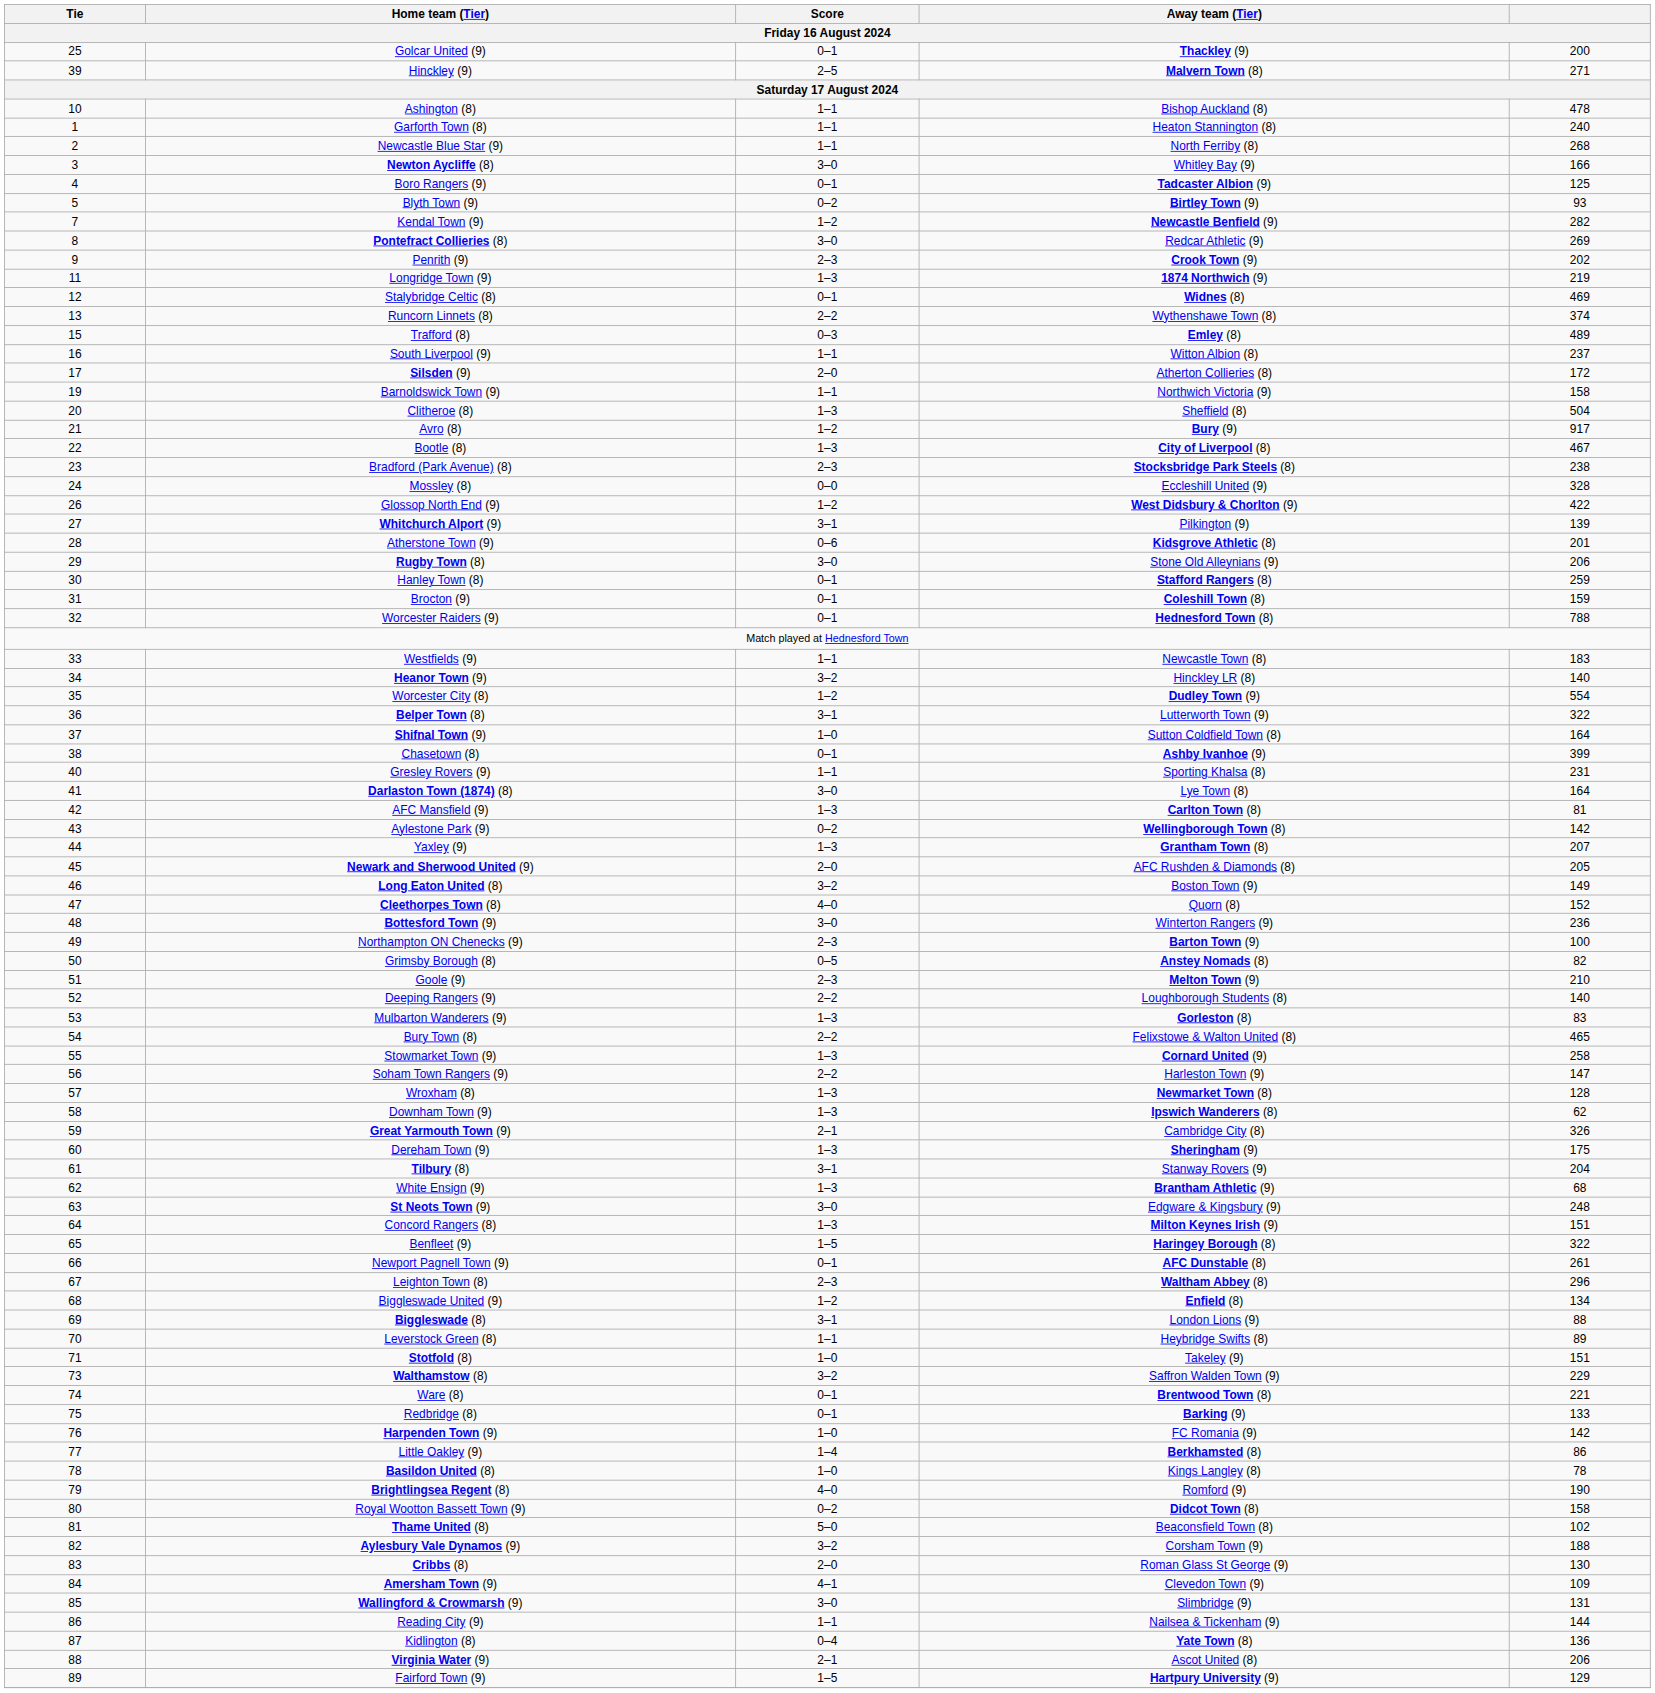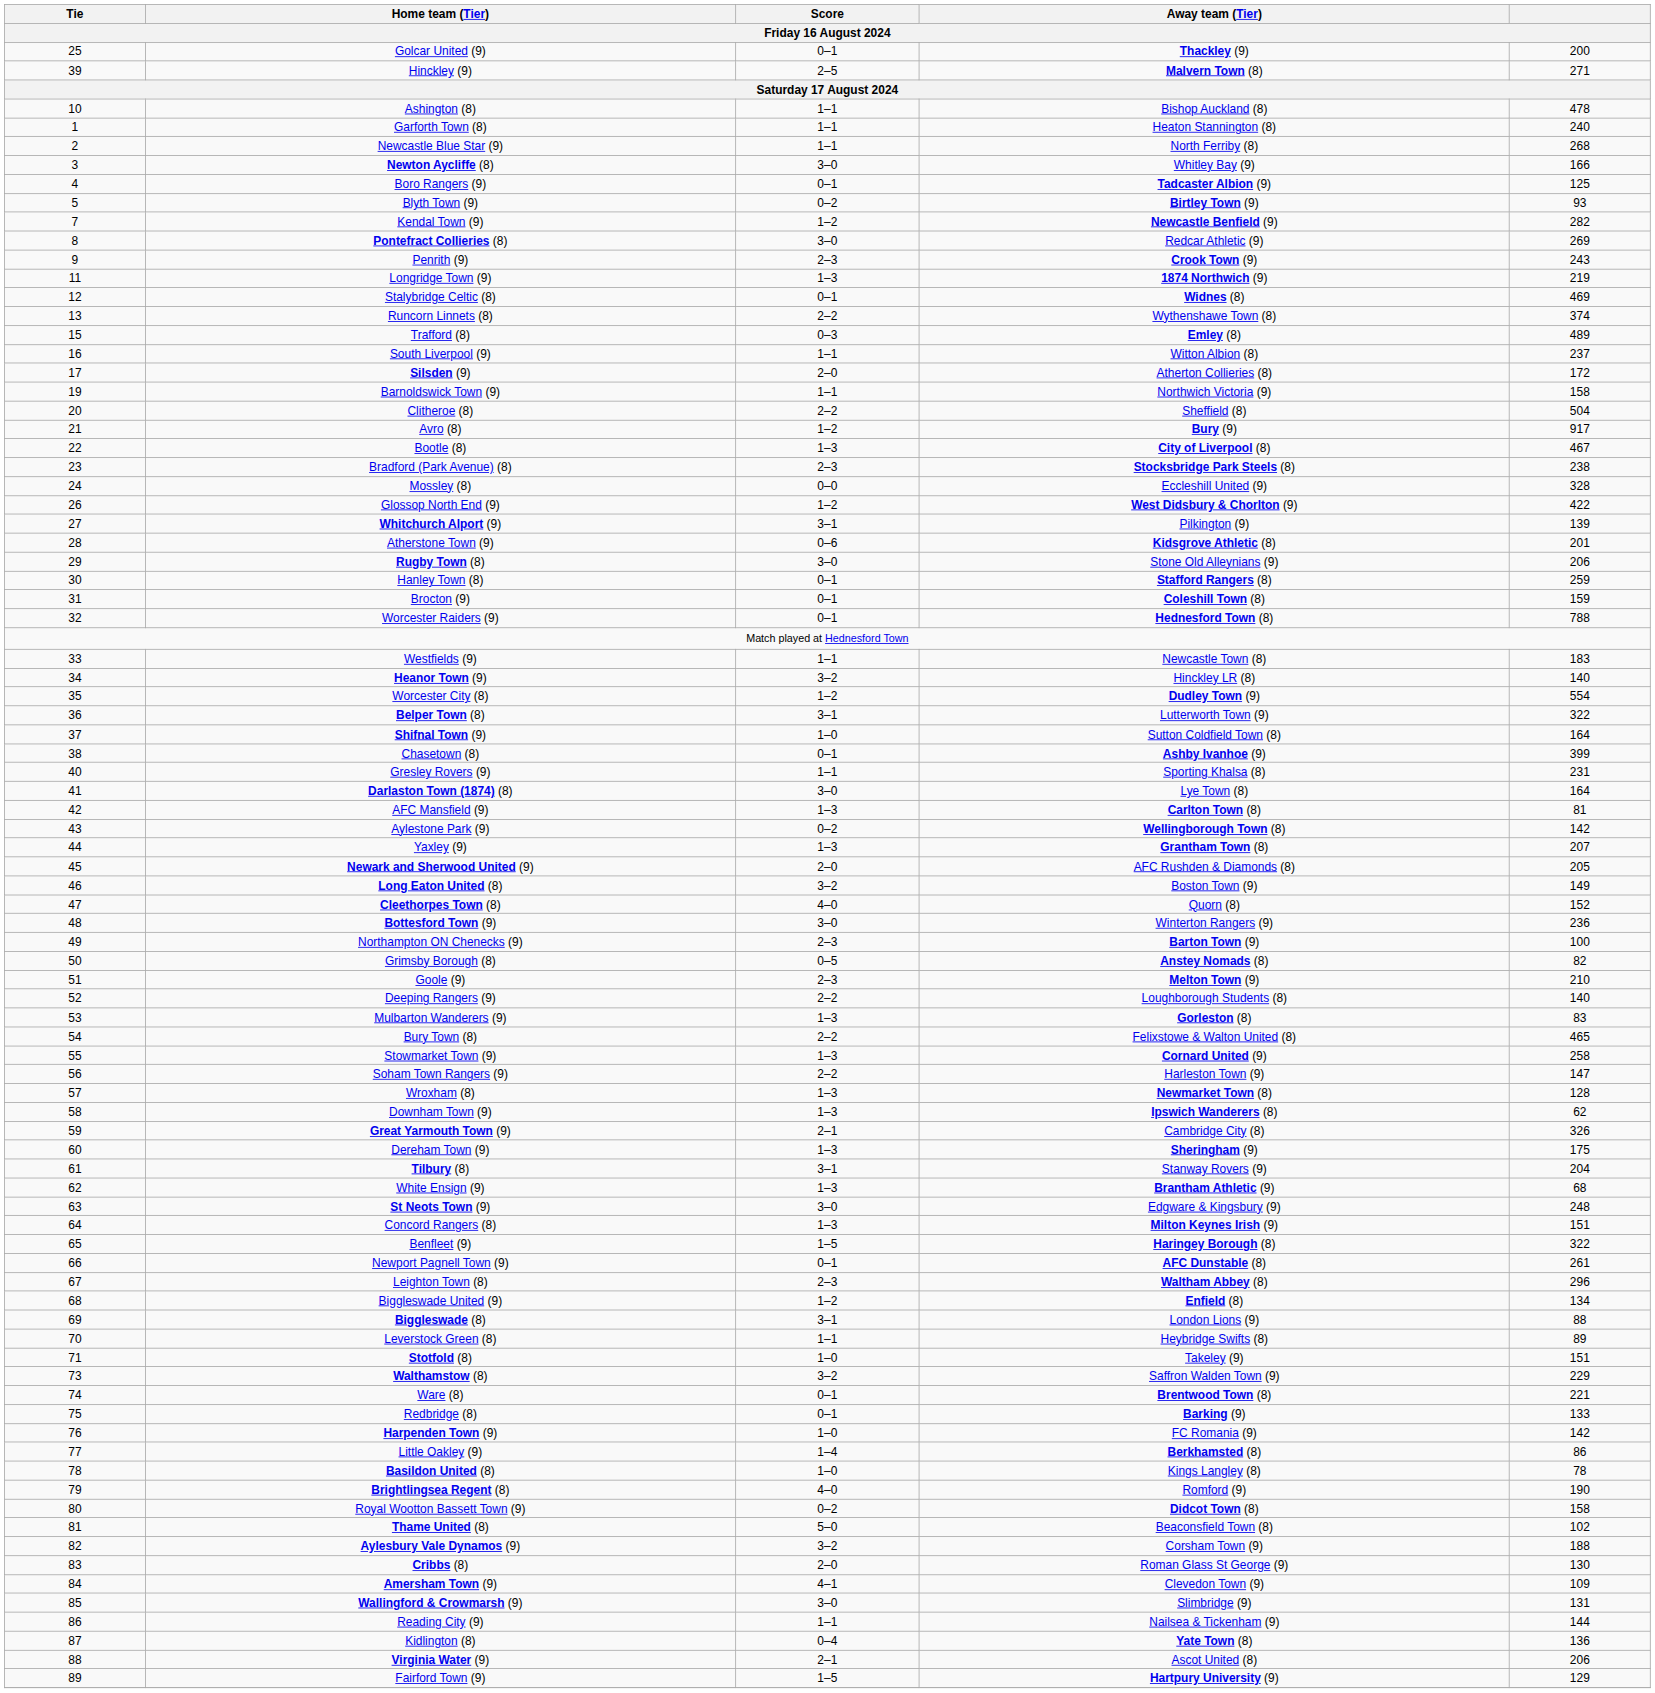(1580, 260) 202 -> (1580, 260) 243
(827, 411) 1–3 -> (827, 411) 2–2
